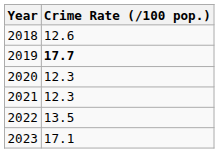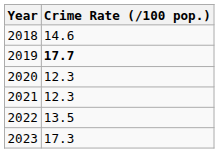(59, 35) 12.6 -> (59, 35) 14.6
(59, 138) 17.1 -> (59, 138) 17.3
